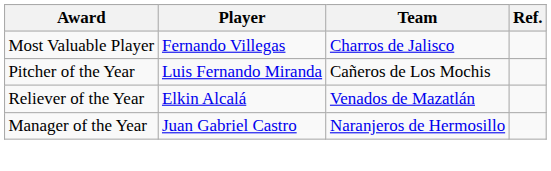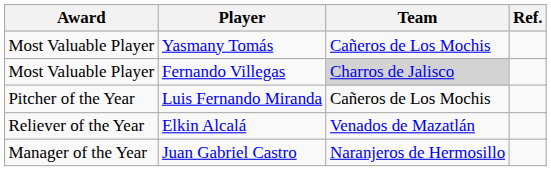+ row: (218, 44)
(392, 44) no background -> (392, 71) lightgrey background
